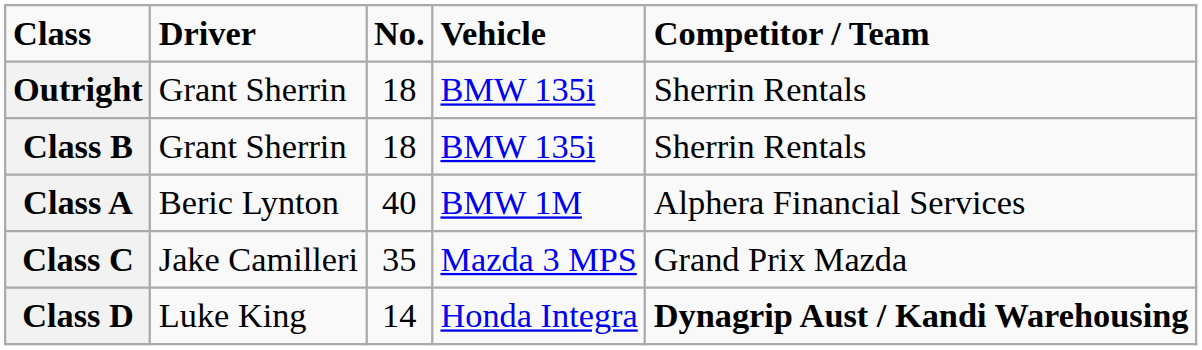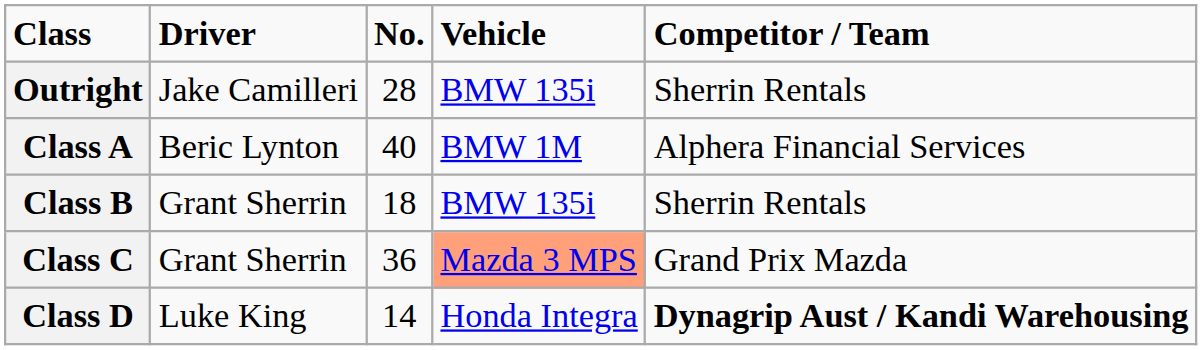(253, 89) Grant Sherrin -> (258, 89) Jake Camilleri
(399, 89) 18 -> (399, 89) 28
rows swapped: (78, 202) <-> (78, 146)
(258, 259) Jake Camilleri -> (253, 259) Grant Sherrin
(399, 259) 35 -> (399, 259) 36
(539, 259) no background -> (539, 259) lightsalmon background
